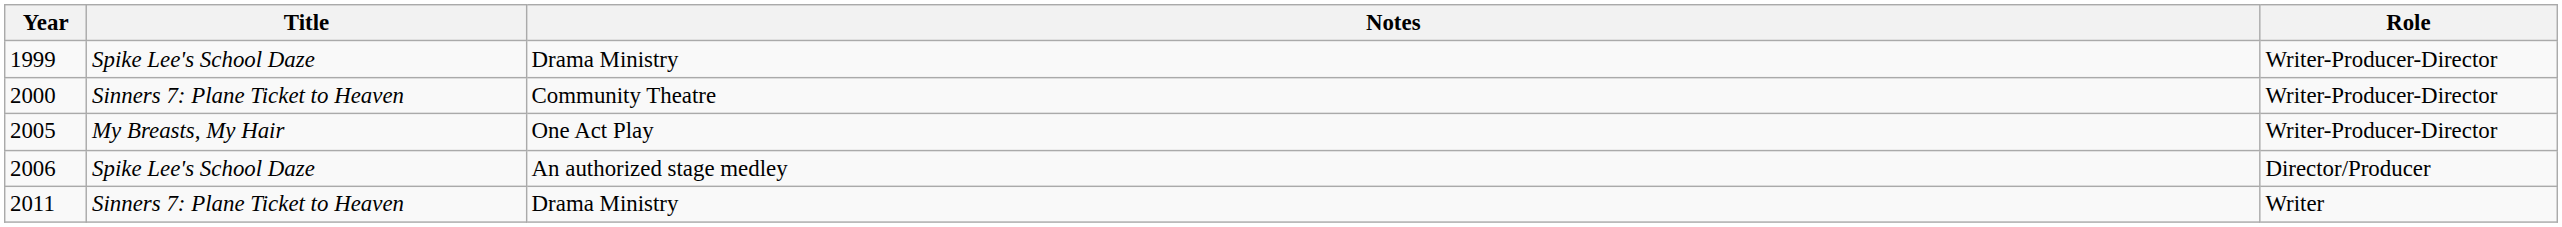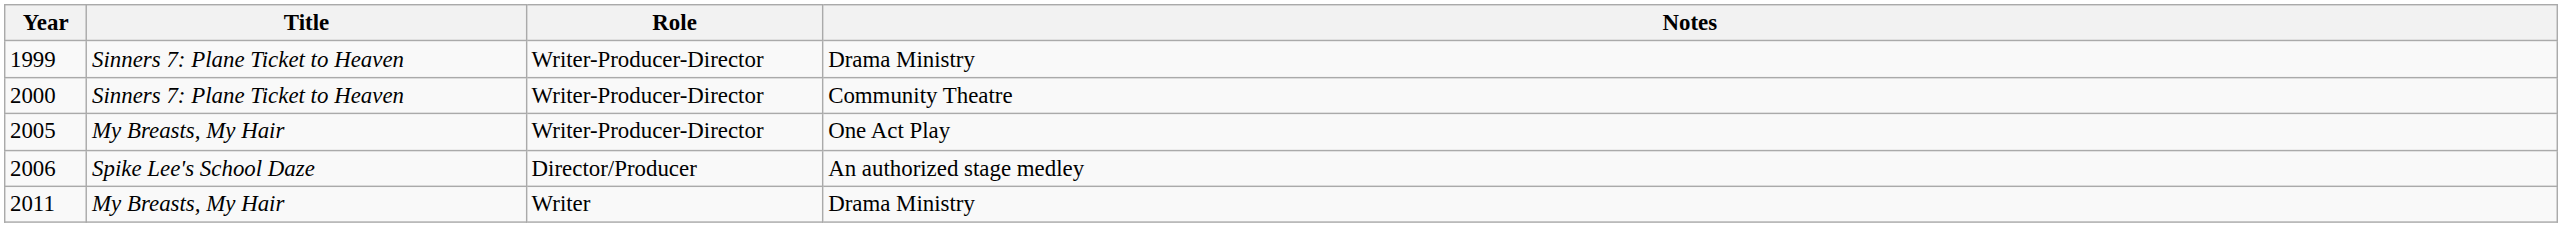columns swapped: (2408, 22) <-> (1393, 22)
(203, 58) Spike Lee's School Daze -> (248, 58) Sinners 7: Plane Ticket to Heaven
(248, 204) Sinners 7: Plane Ticket to Heaven -> (188, 204) My Breasts, My Hair
